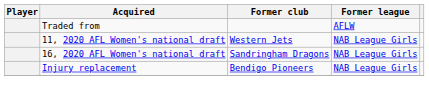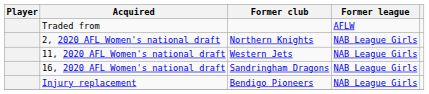+ row: (131, 40)
